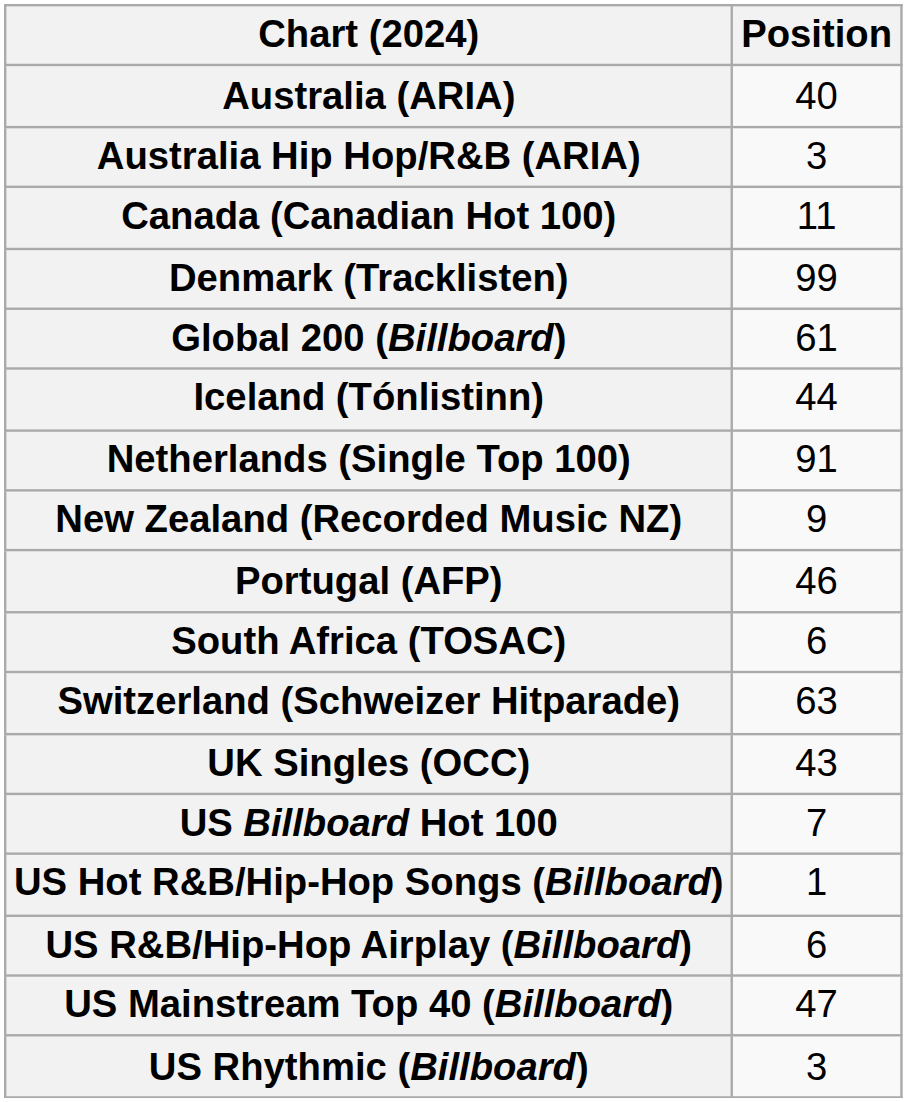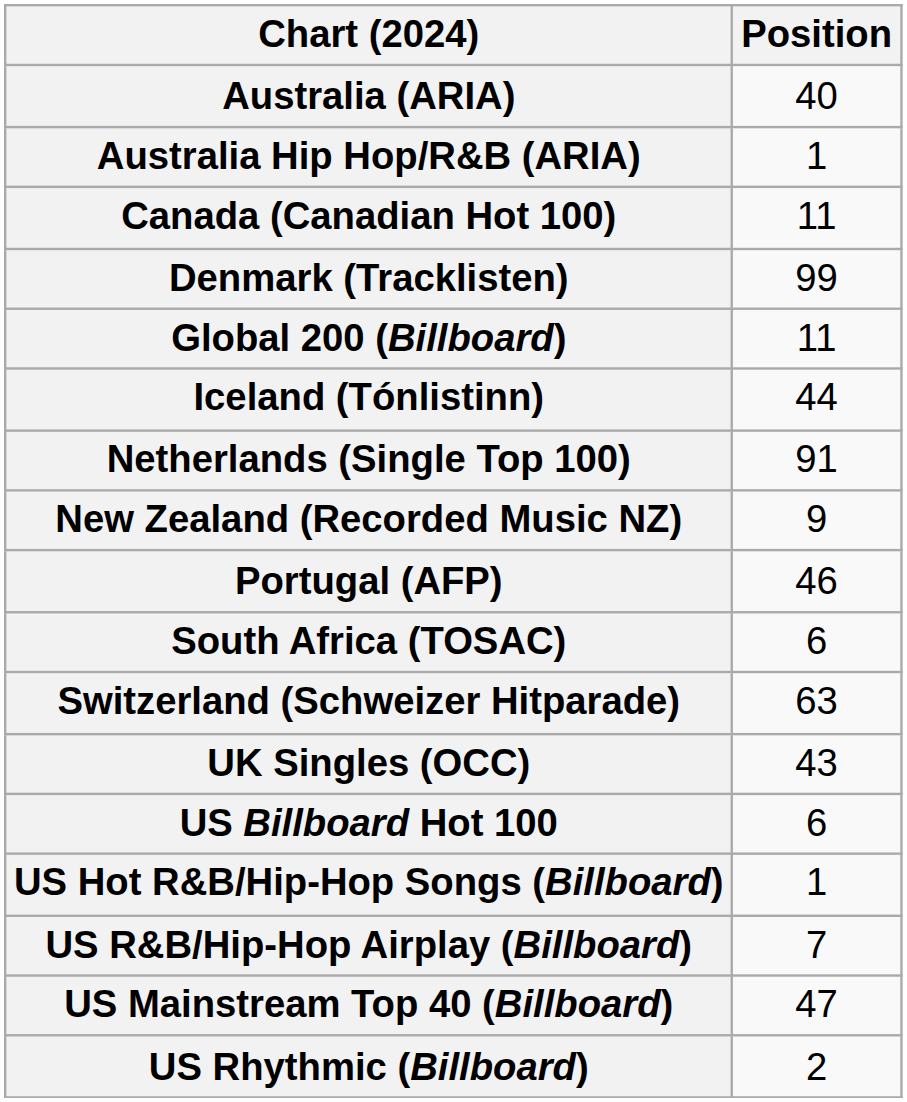(817, 156) 3 -> (817, 156) 1
(817, 338) 61 -> (817, 338) 11
(817, 823) 7 -> (817, 823) 6
(817, 944) 6 -> (817, 944) 7
(817, 1065) 3 -> (817, 1065) 2
